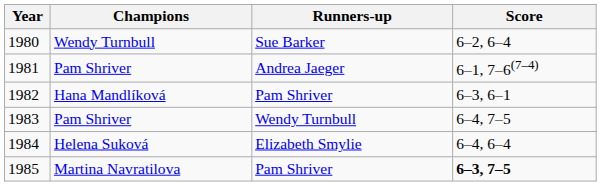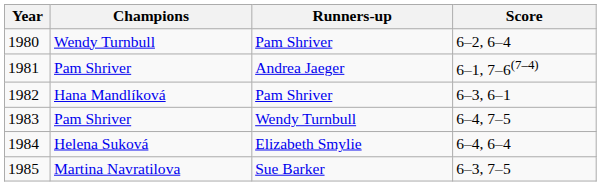(290, 41) Sue Barker -> (294, 41) Pam Shriver
(294, 168) Pam Shriver -> (290, 168) Sue Barker
(483, 168) bold -> (483, 168) normal
